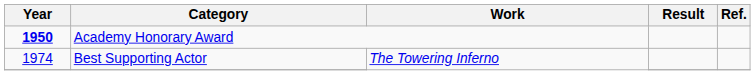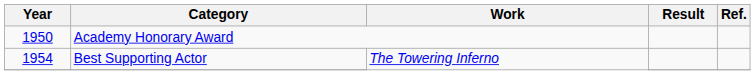(38, 37) bold -> (38, 37) normal
(38, 59) 1974 -> (38, 59) 1954
